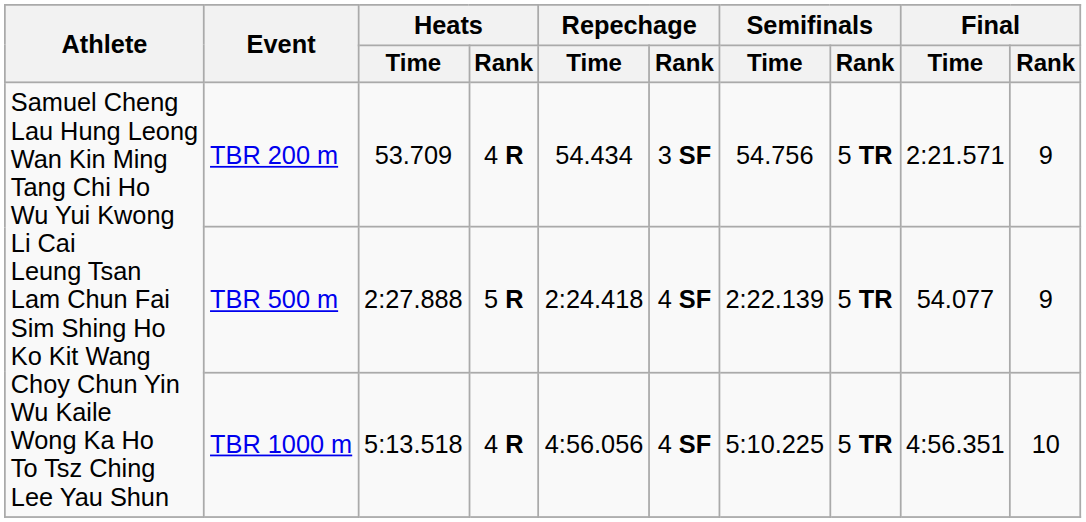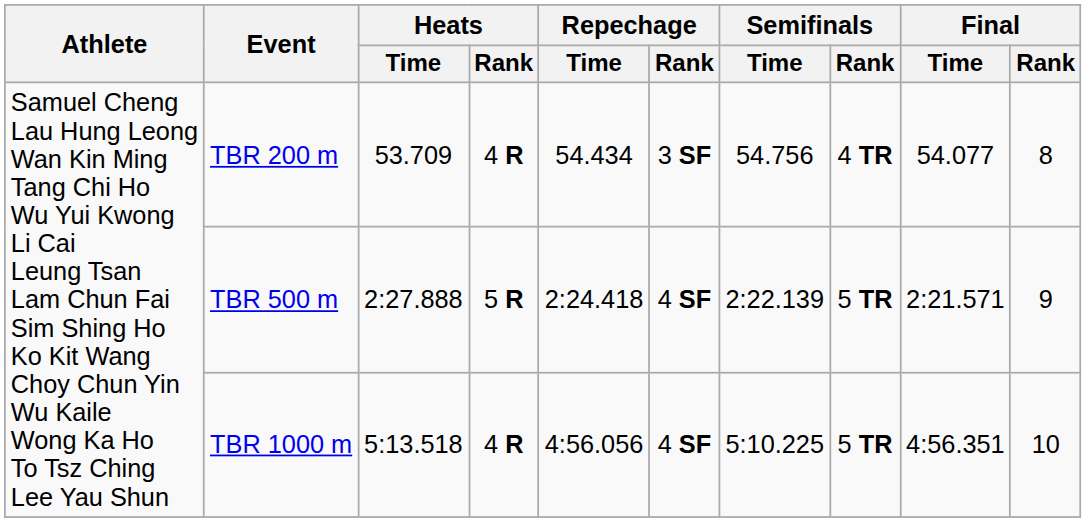(865, 155) 5 TR -> (865, 155) 4 TR
(955, 155) 2:21.571 -> (955, 155) 54.077
(1046, 155) 9 -> (1046, 155) 8
(955, 300) 54.077 -> (955, 300) 2:21.571
